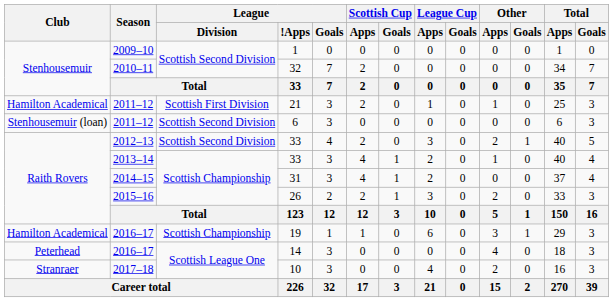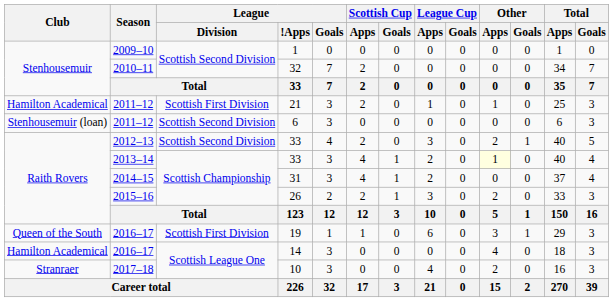(495, 159) no background -> (495, 159) lightyellow background
(57, 232) Hamilton Academical -> (57, 232) Queen of the South
(217, 232) Scottish Championship -> (217, 232) Scottish First Division
(57, 251) Peterhead -> (57, 251) Hamilton Academical
